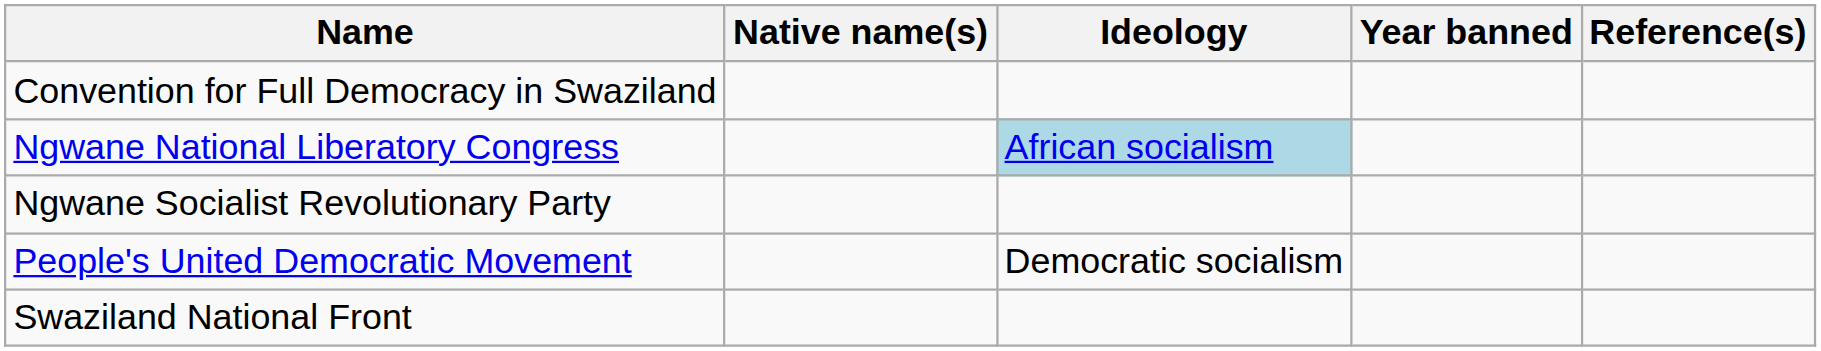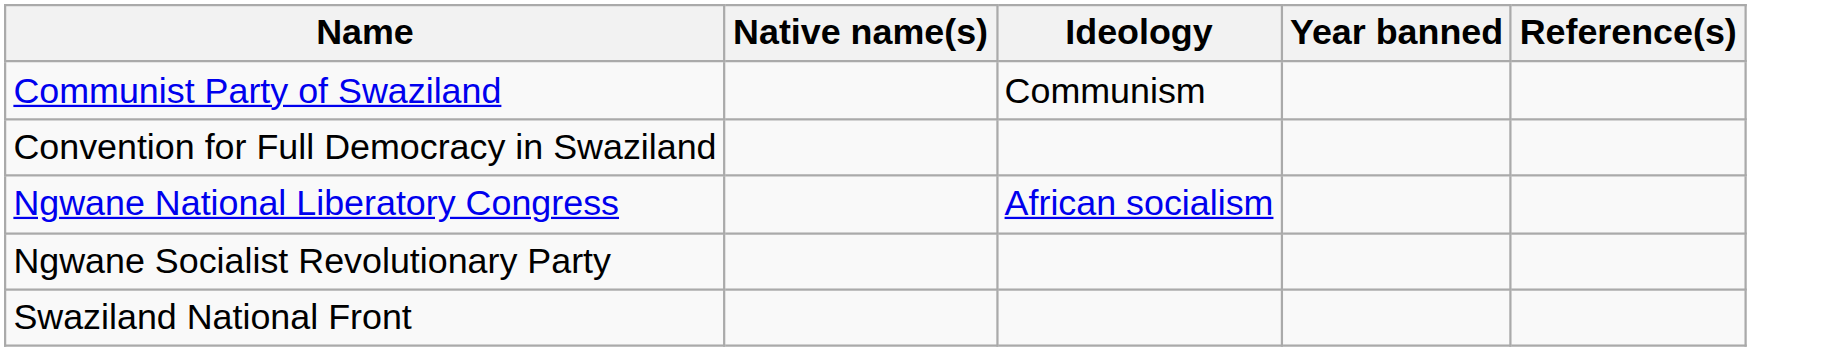+ row: (257, 89)
(1139, 146) lightblue background -> (1139, 203) no background
- row: (323, 260)
